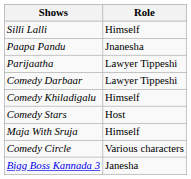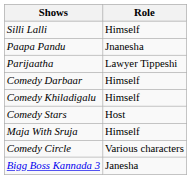(141, 81) Lawyer Tippeshi -> (122, 81) Himself
